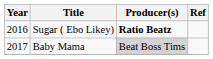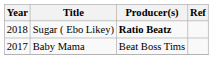(17, 29) 2016 -> (17, 29) 2018
(152, 46) lightgrey background -> (152, 46) no background
